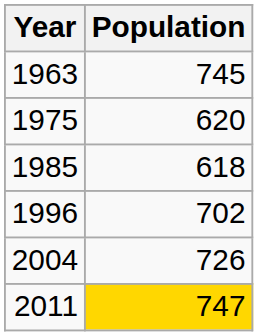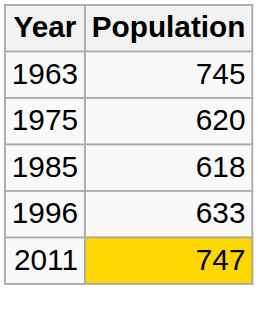(221, 213) 702 -> (221, 213) 633
- row: (45, 260)
